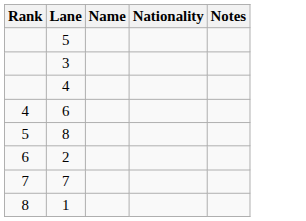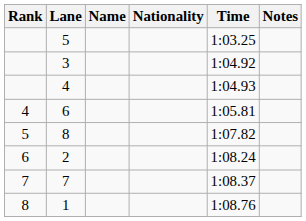+ column: (233, 16)
